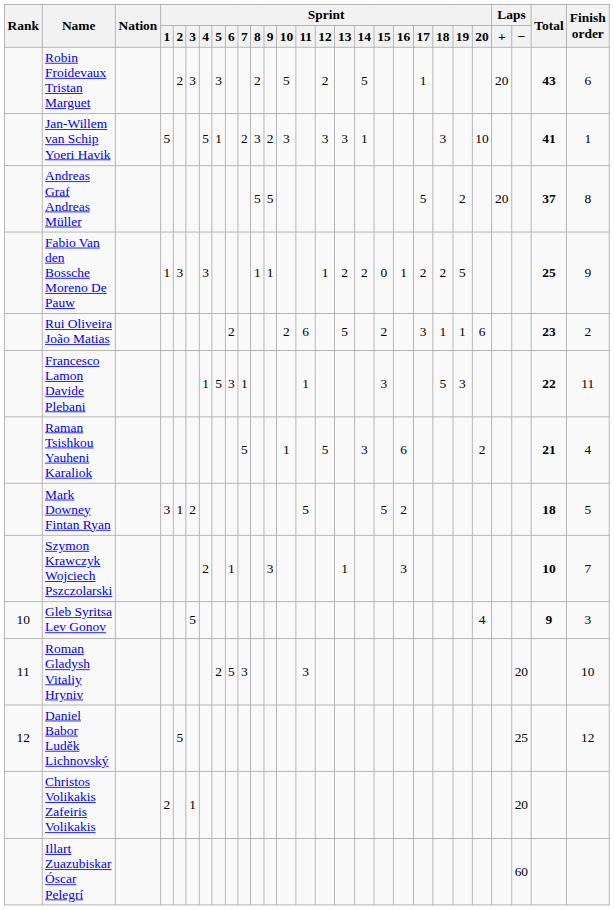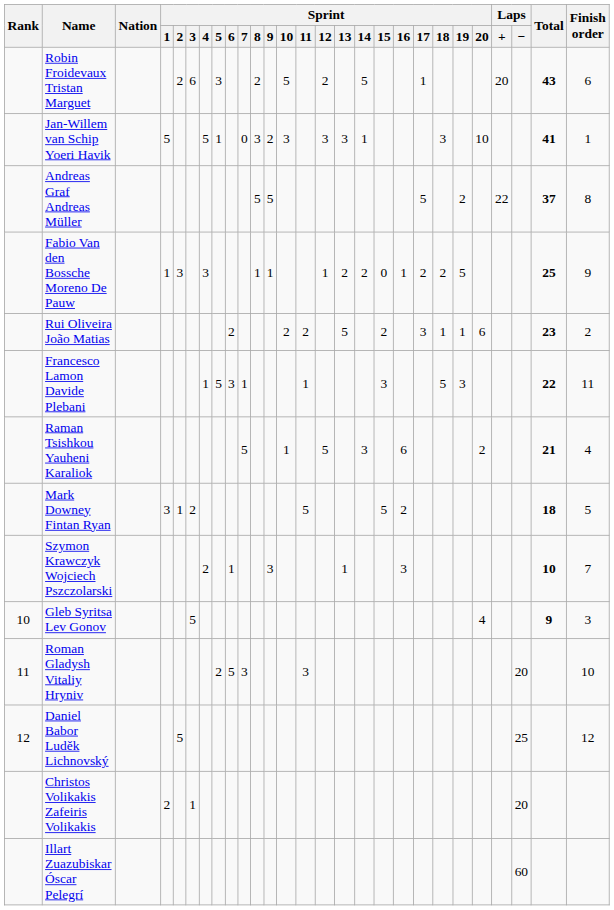(193, 80) 3 -> (193, 80) 6
(244, 139) 2 -> (244, 139) 0
(502, 198) 20 -> (502, 198) 22
(306, 332) 6 -> (306, 332) 2
